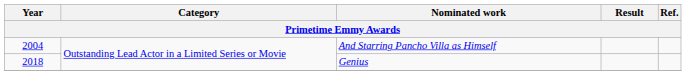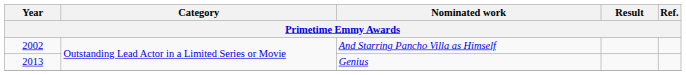(33, 45) 2004 -> (33, 45) 2002
(33, 62) 2018 -> (33, 62) 2013
